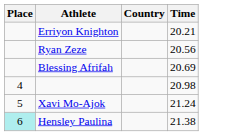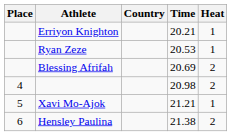+ column: (212, 13)
(183, 49) 20.56 -> (183, 49) 20.53
(183, 103) 21.24 -> (183, 103) 21.21
(20, 121) paleturquoise background -> (20, 121) no background
